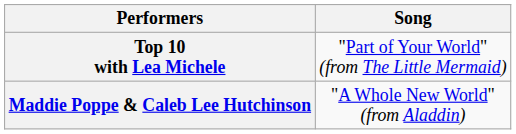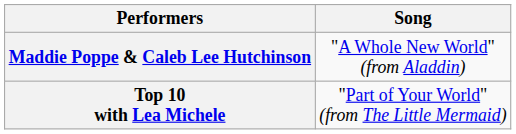rows swapped: (160, 56) <-> (160, 104)
